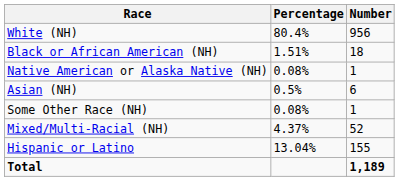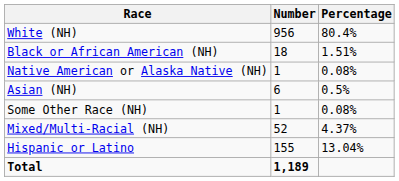columns swapped: (371, 14) <-> (309, 14)
